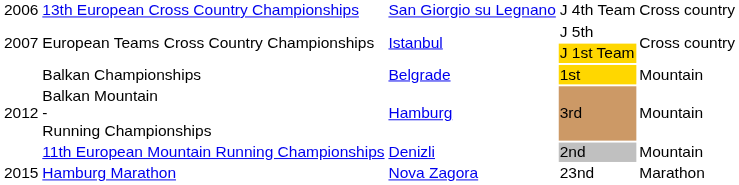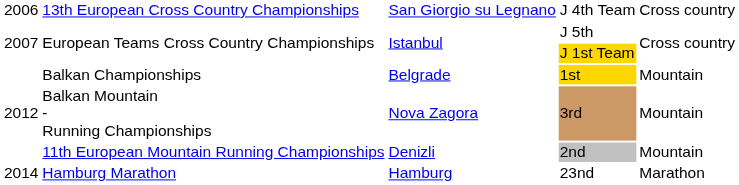(420, 113) Hamburg -> (433, 113) Nova Zagora
(21, 173) 2015 -> (21, 173) 2014
(433, 173) Nova Zagora -> (420, 173) Hamburg
